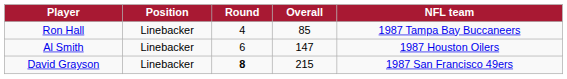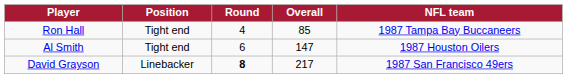(167, 30) Linebacker -> (167, 30) Tight end
(167, 47) Linebacker -> (167, 47) Tight end
(305, 64) 215 -> (305, 64) 217
